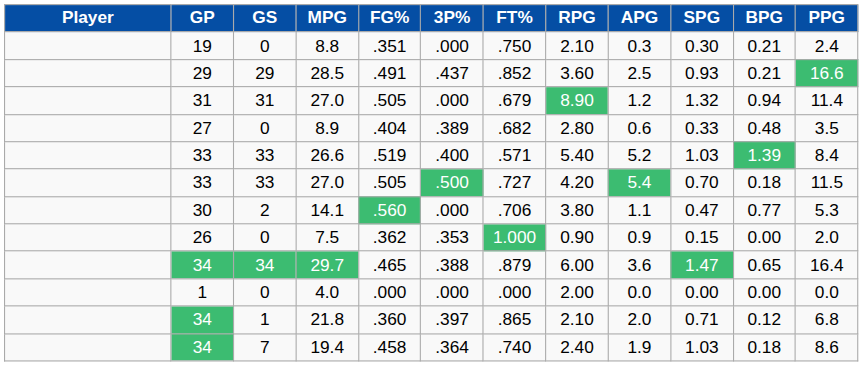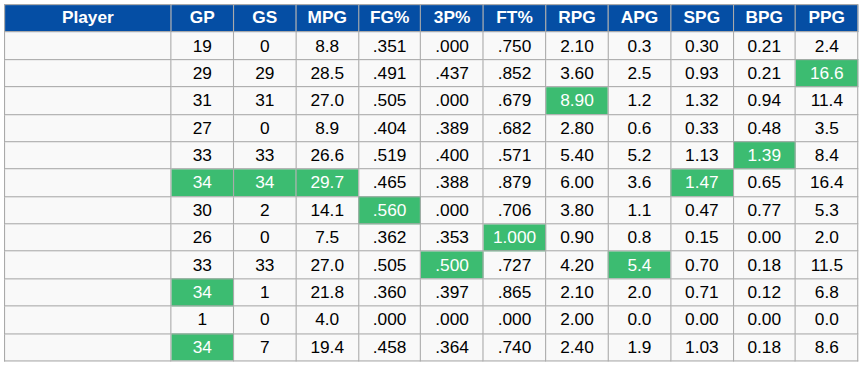(702, 155) 1.03 -> (702, 155) 1.13
rows swapped: (202, 264) <-> (202, 182)
(639, 237) 0.9 -> (639, 237) 0.8
rows swapped: (202, 319) <-> (202, 292)
